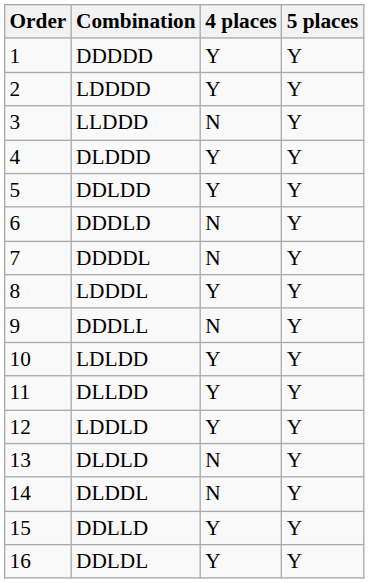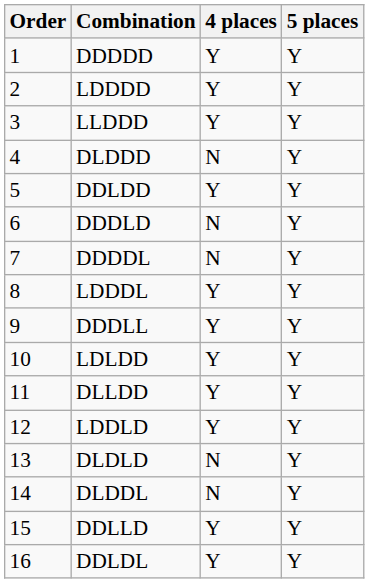(213, 122) N -> (213, 122) Y
(213, 156) Y -> (213, 156) N
(213, 325) N -> (213, 325) Y
